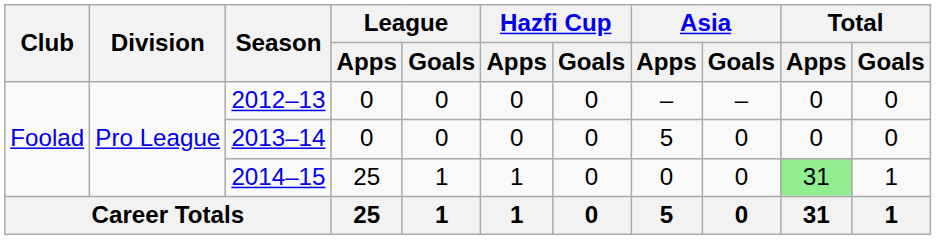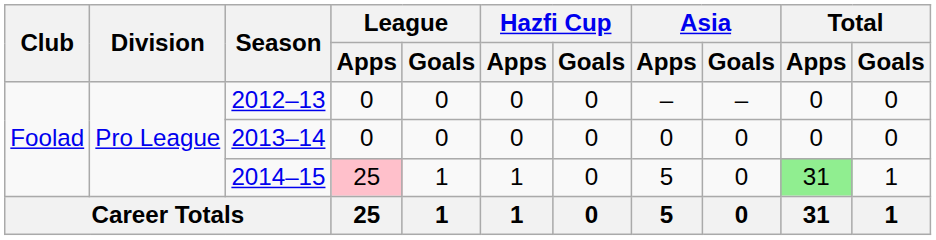(666, 138) 5 -> (666, 138) 0
(367, 176) no background -> (367, 176) pink background
(666, 176) 0 -> (666, 176) 5
